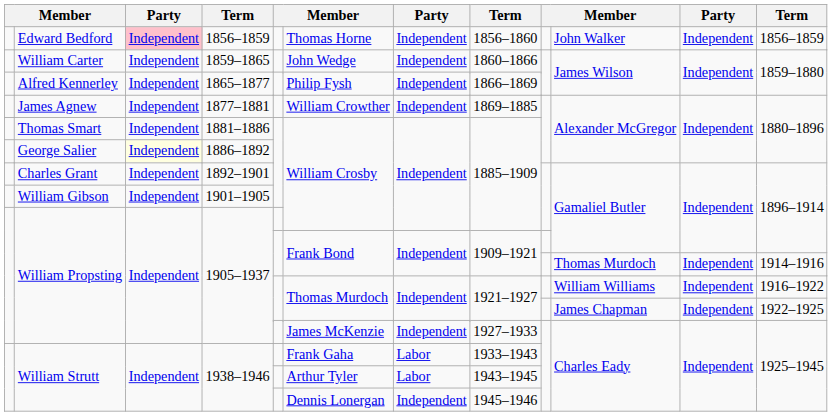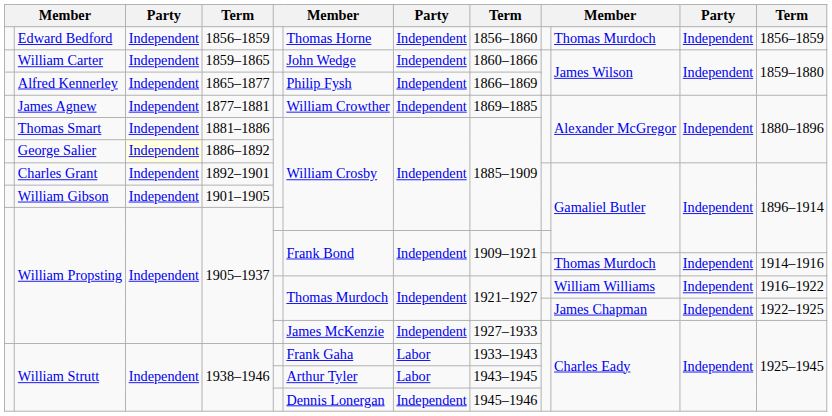(164, 38) pink background -> (164, 38) no background
(590, 38) John Walker -> (605, 38) Thomas Murdoch
